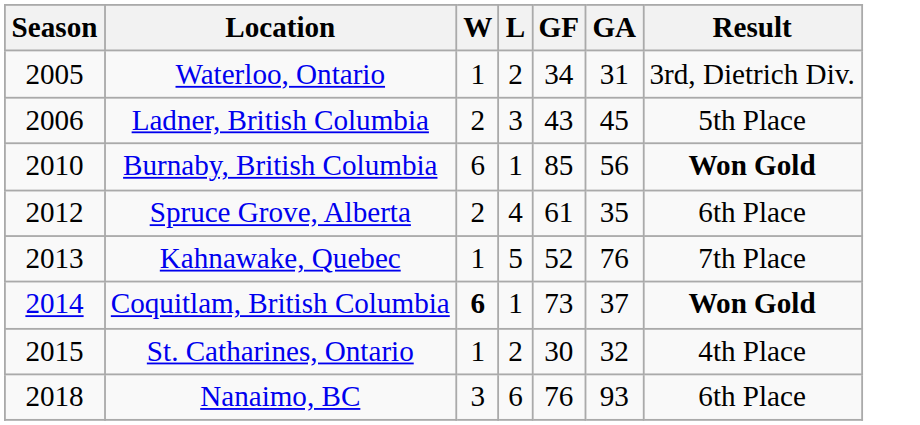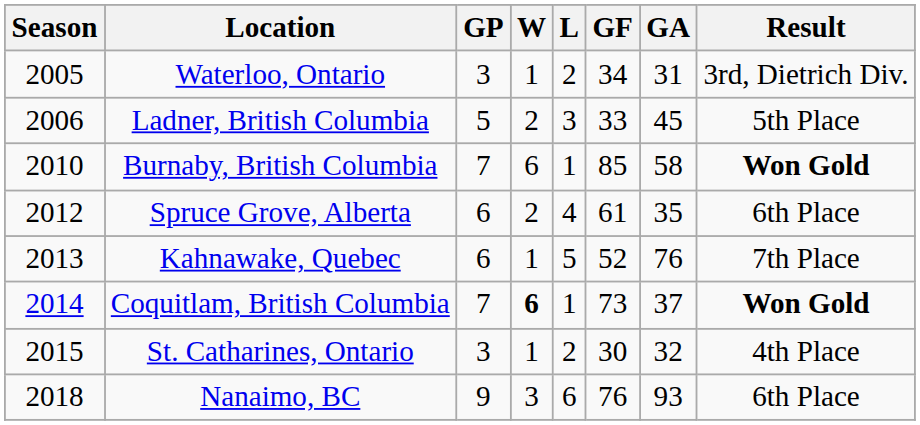+ column: (483, 27)
(559, 119) 43 -> (613, 119) 33
(614, 166) 56 -> (668, 166) 58
